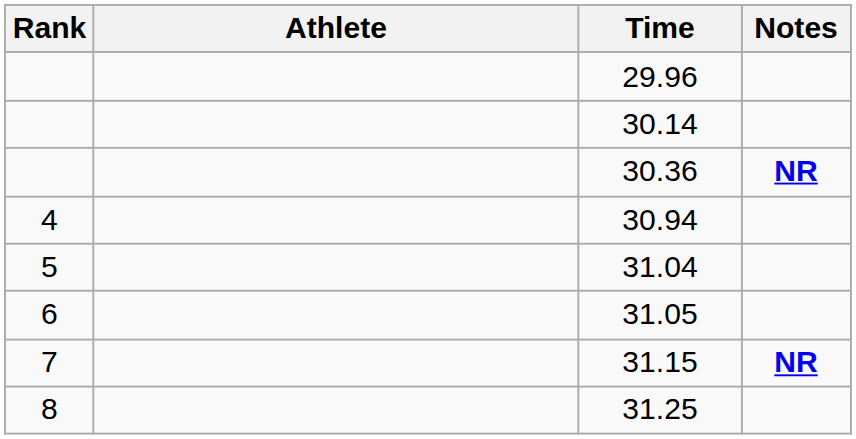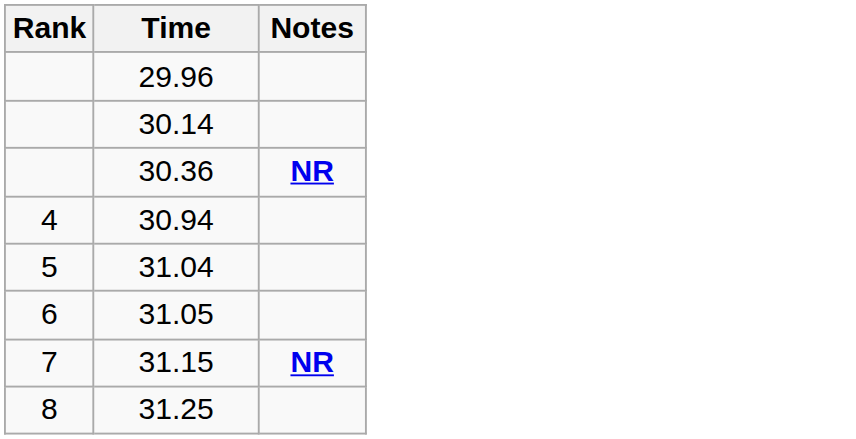- column: (336, 28)
